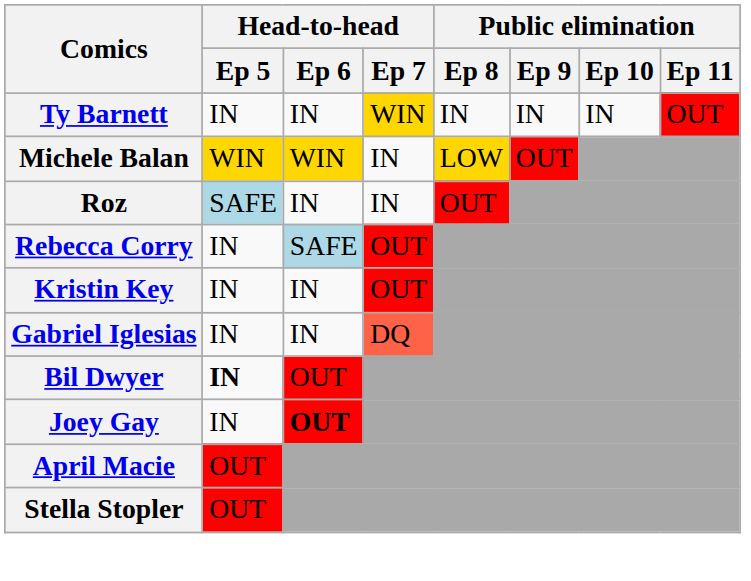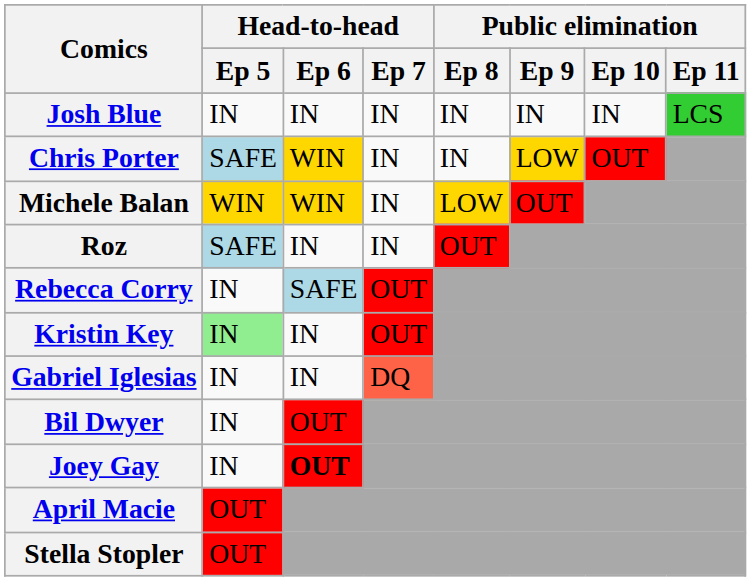+ row: (104, 114)
- row: (104, 114)
+ row: (104, 158)
(224, 289) no background -> (224, 333) lightgreen background
(225, 377) bold -> (224, 421) normal
